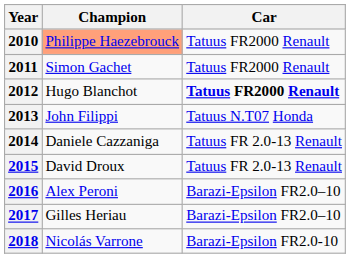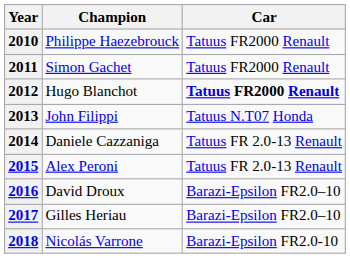(112, 41) lightsalmon background -> (112, 41) no background
(85, 165) David Droux -> (82, 165) Alex Peroni
(82, 190) Alex Peroni -> (85, 190) David Droux
